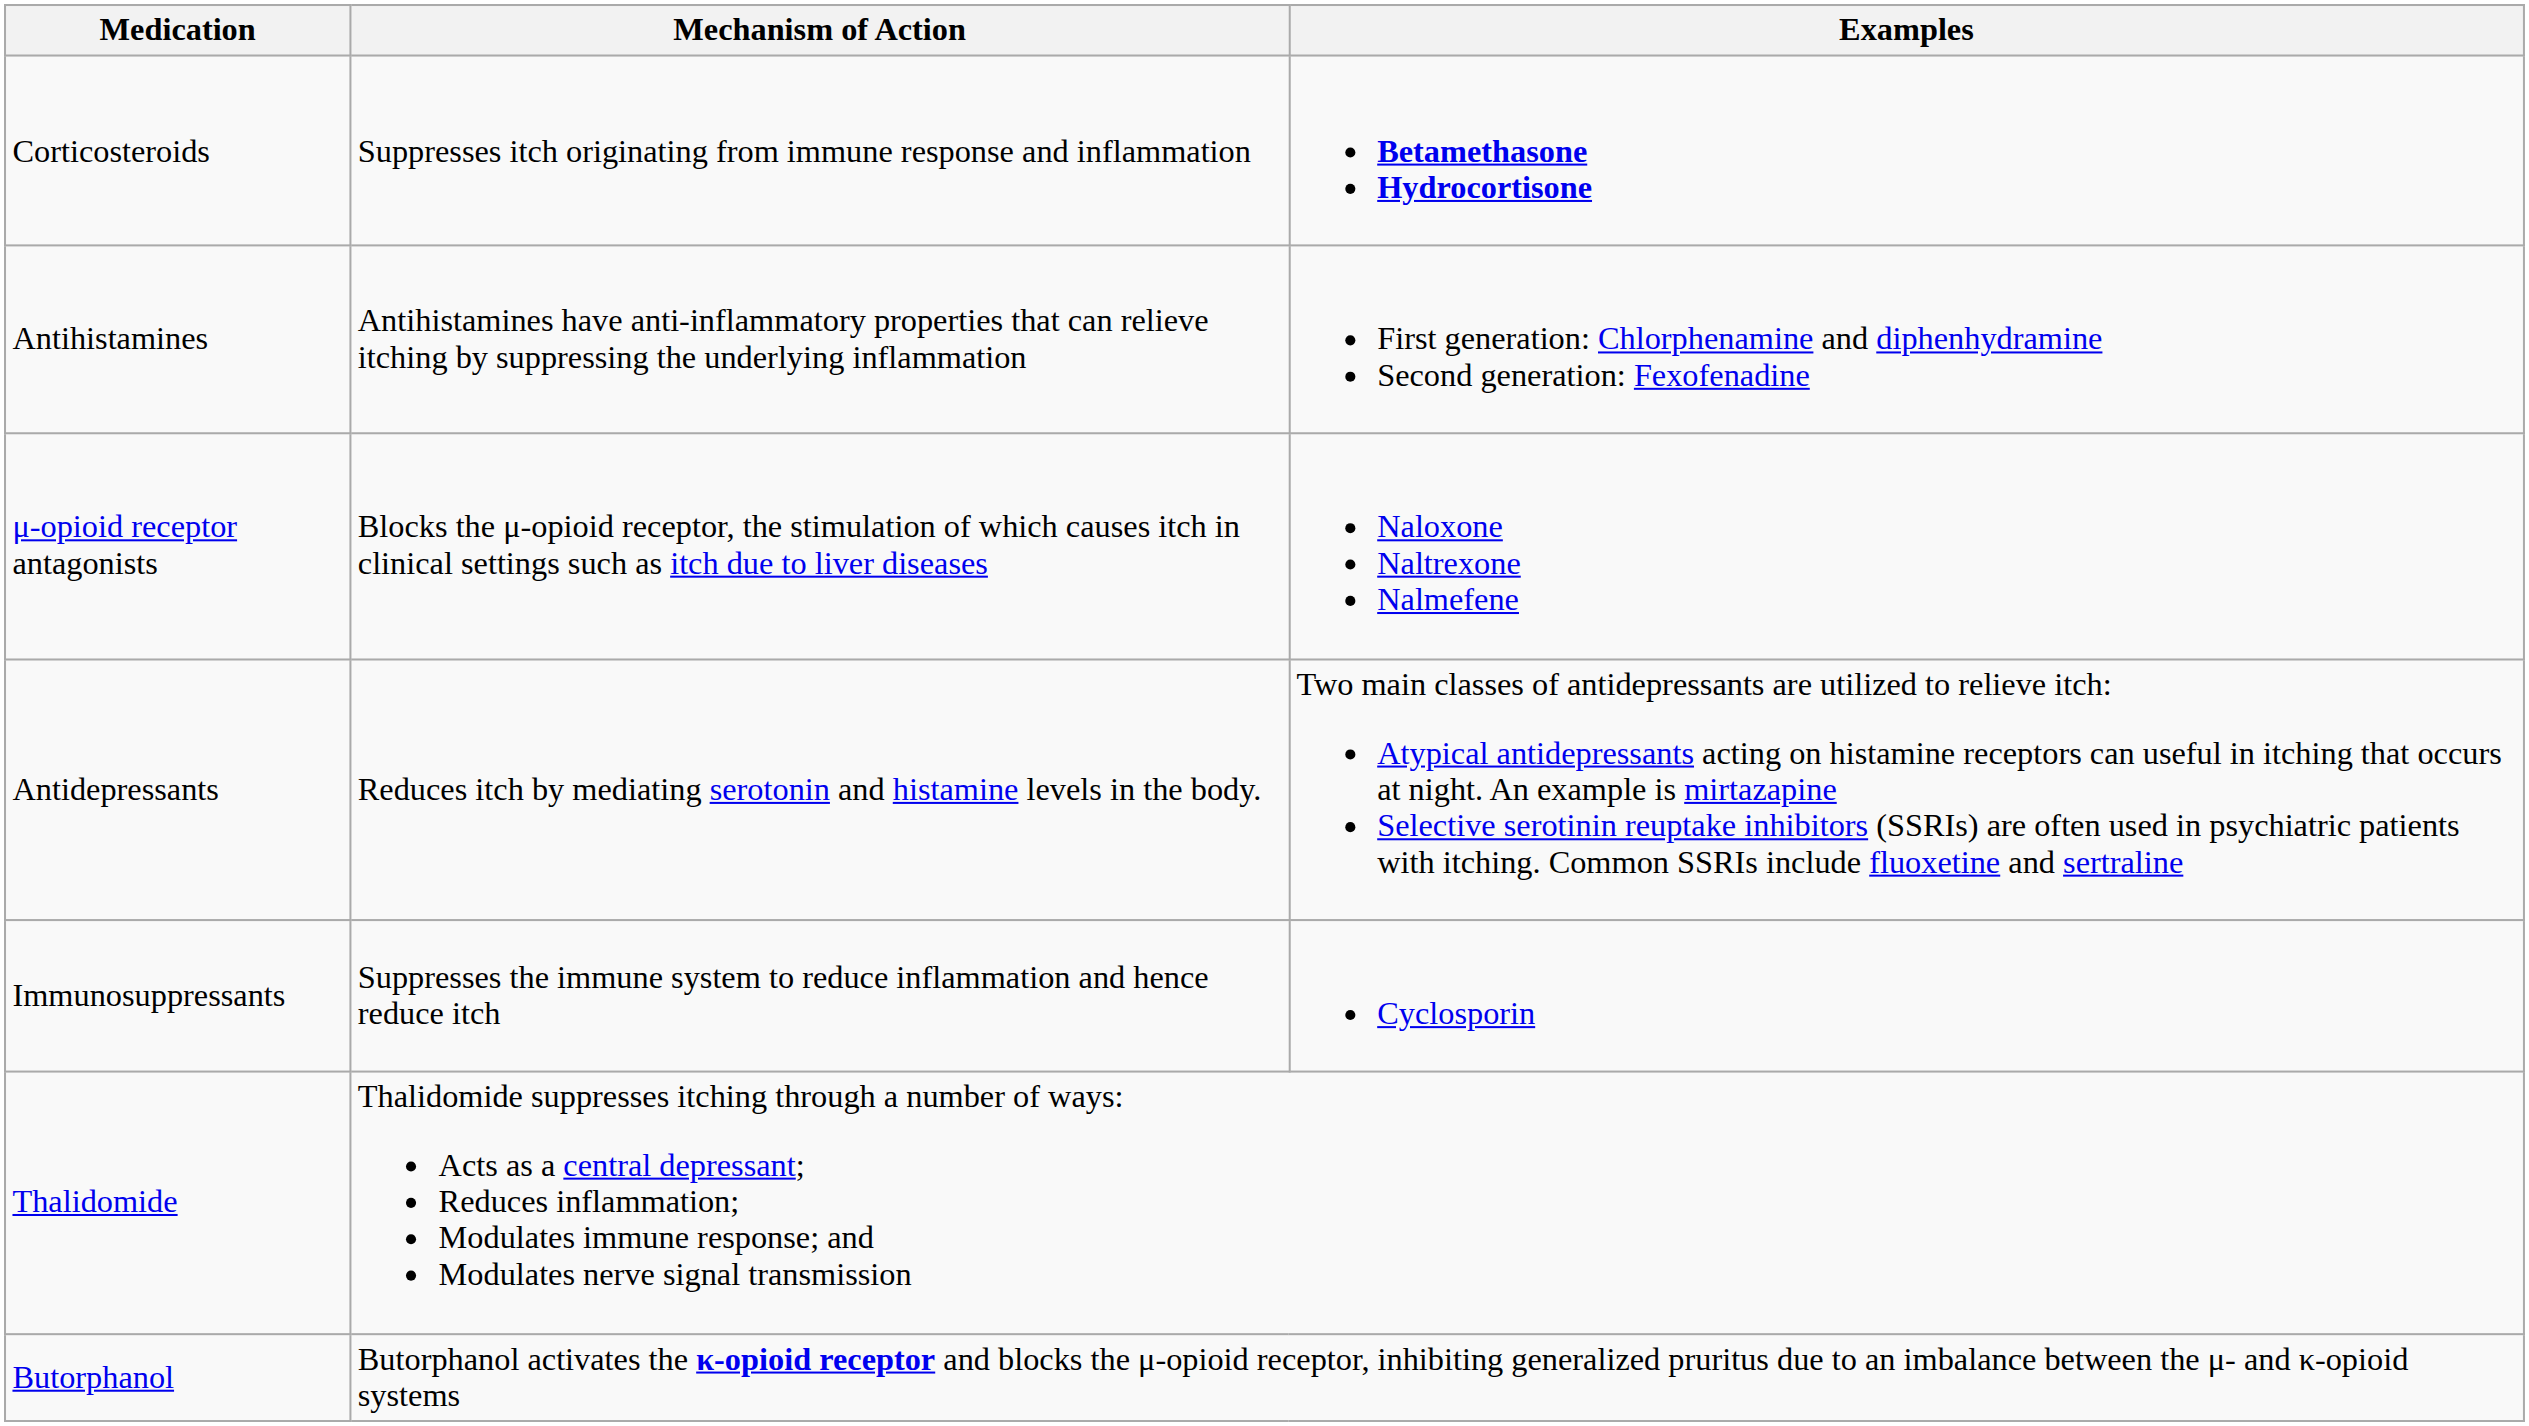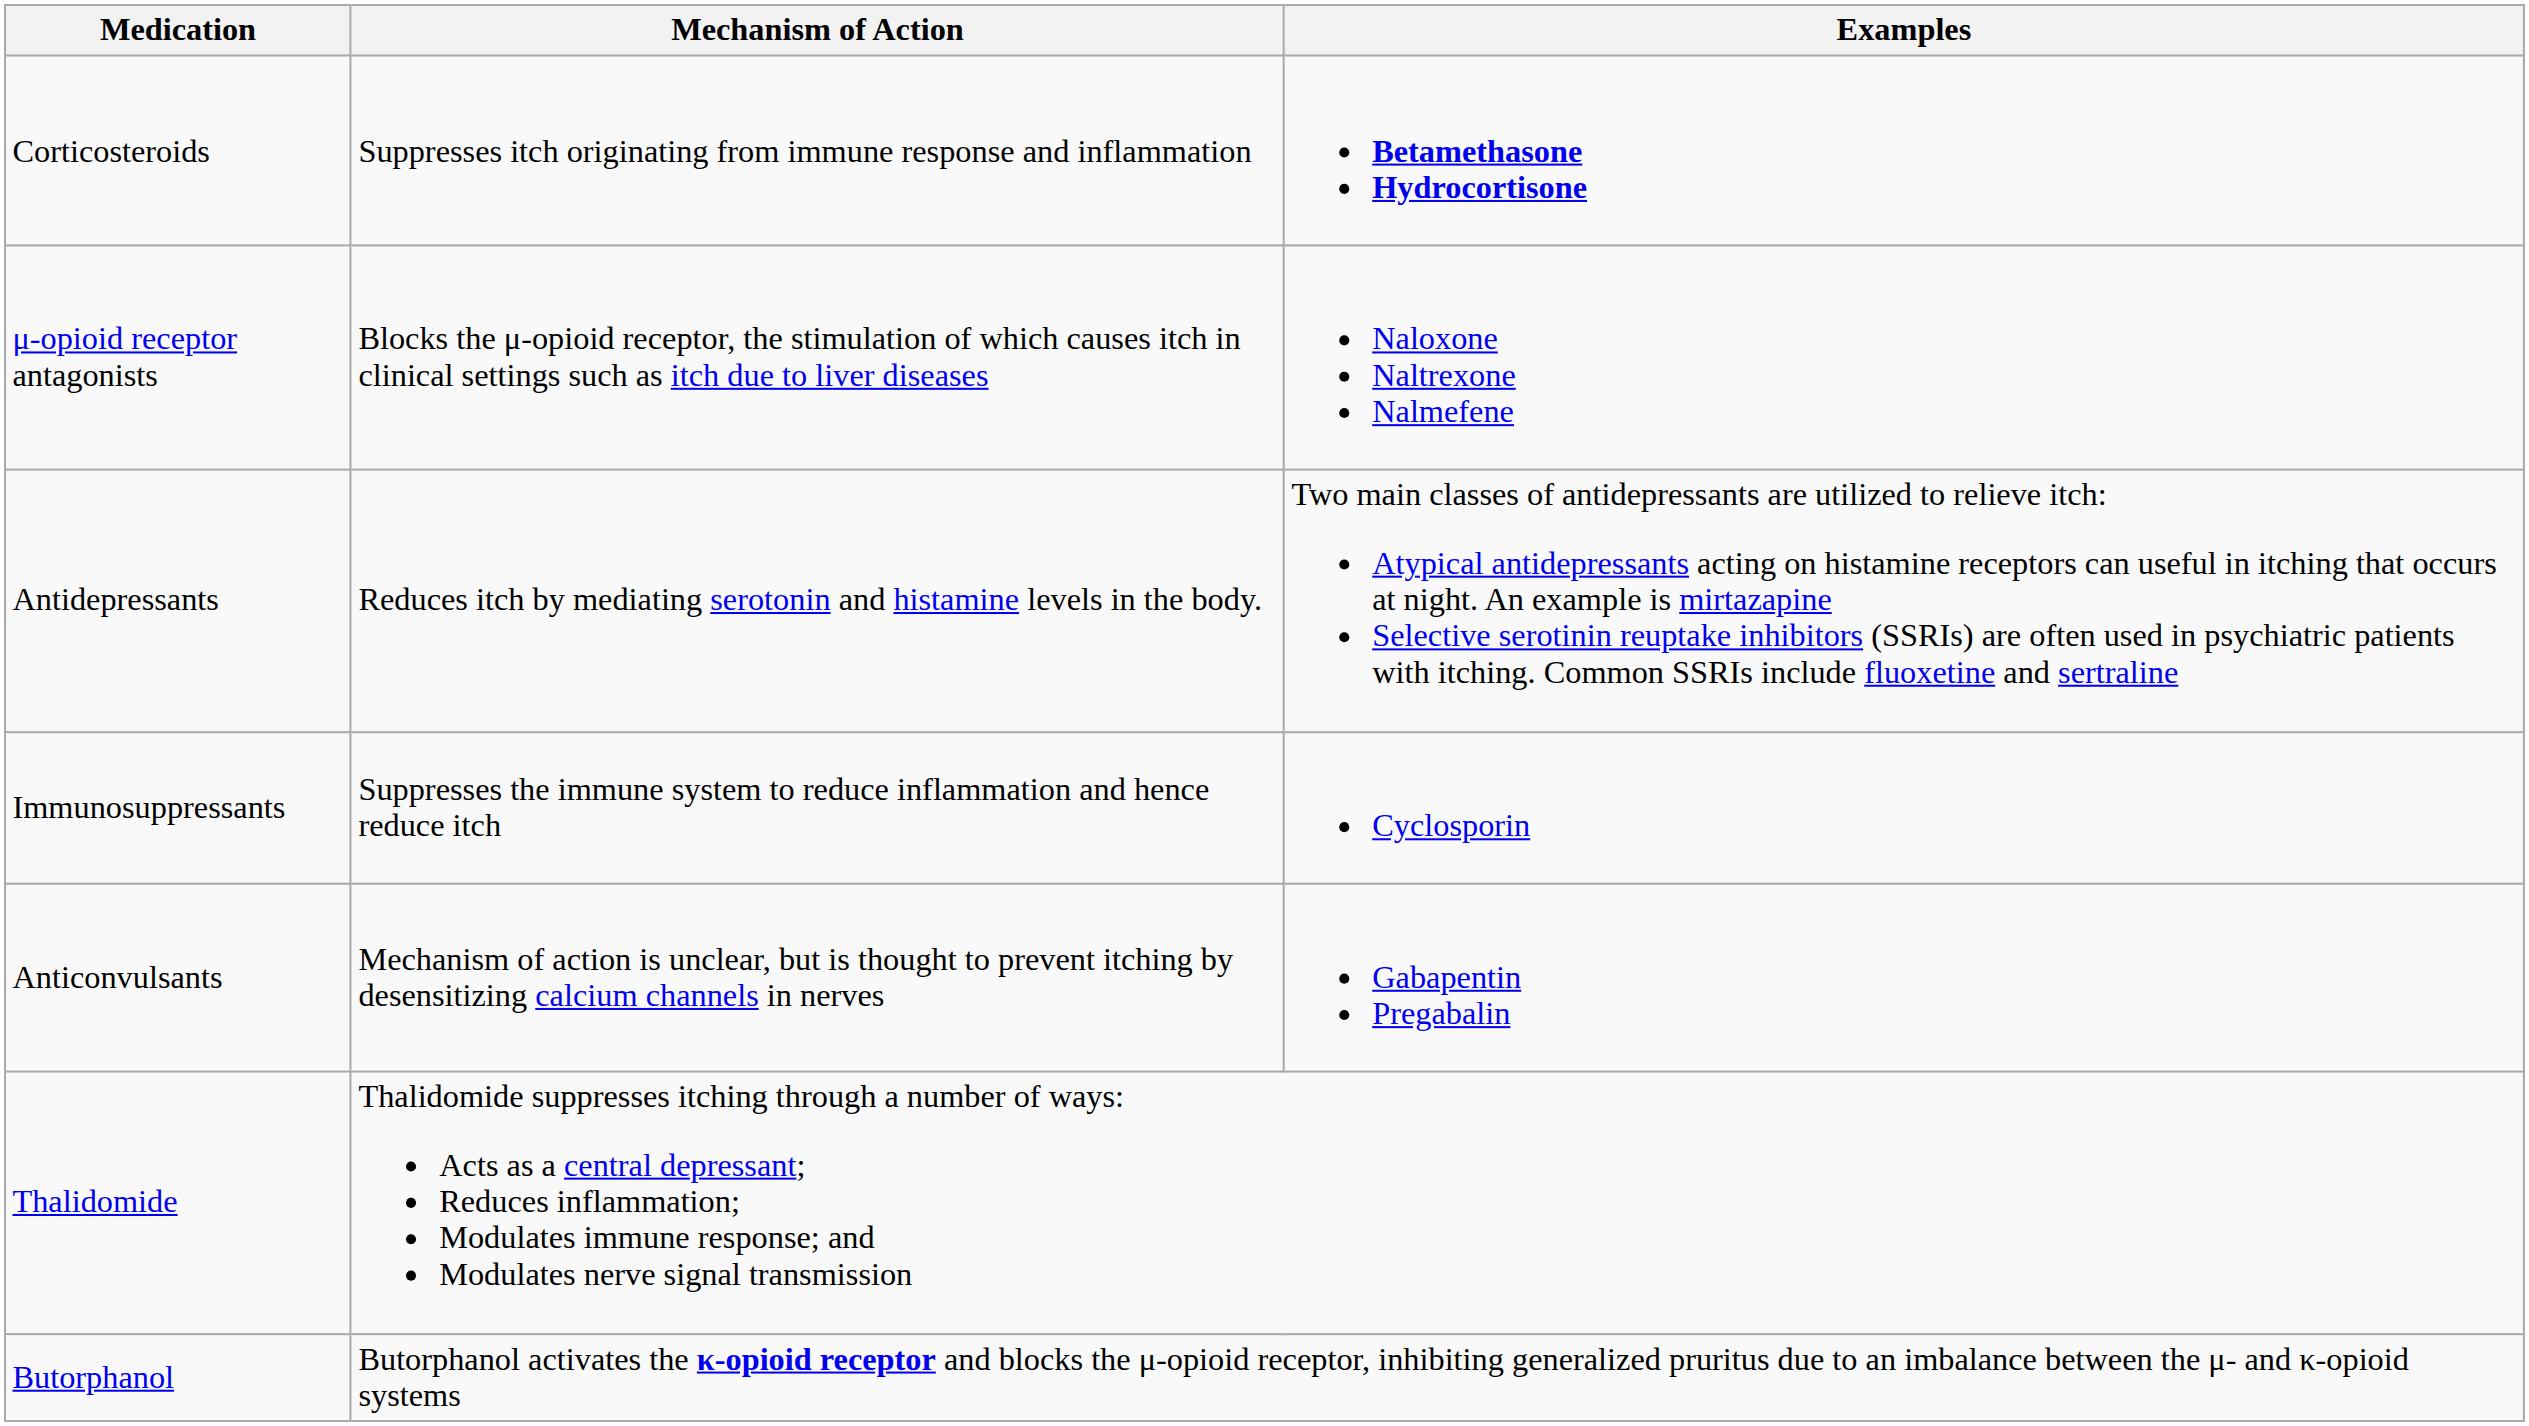- row: (110, 338)
+ row: (117, 977)
